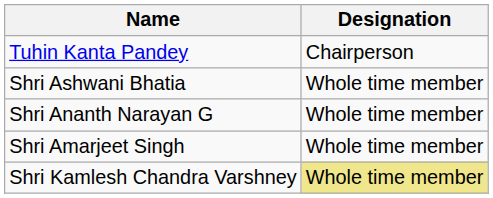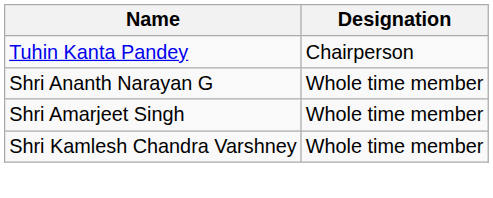- row: (97, 83)
(395, 177) khaki background -> (395, 146) no background
